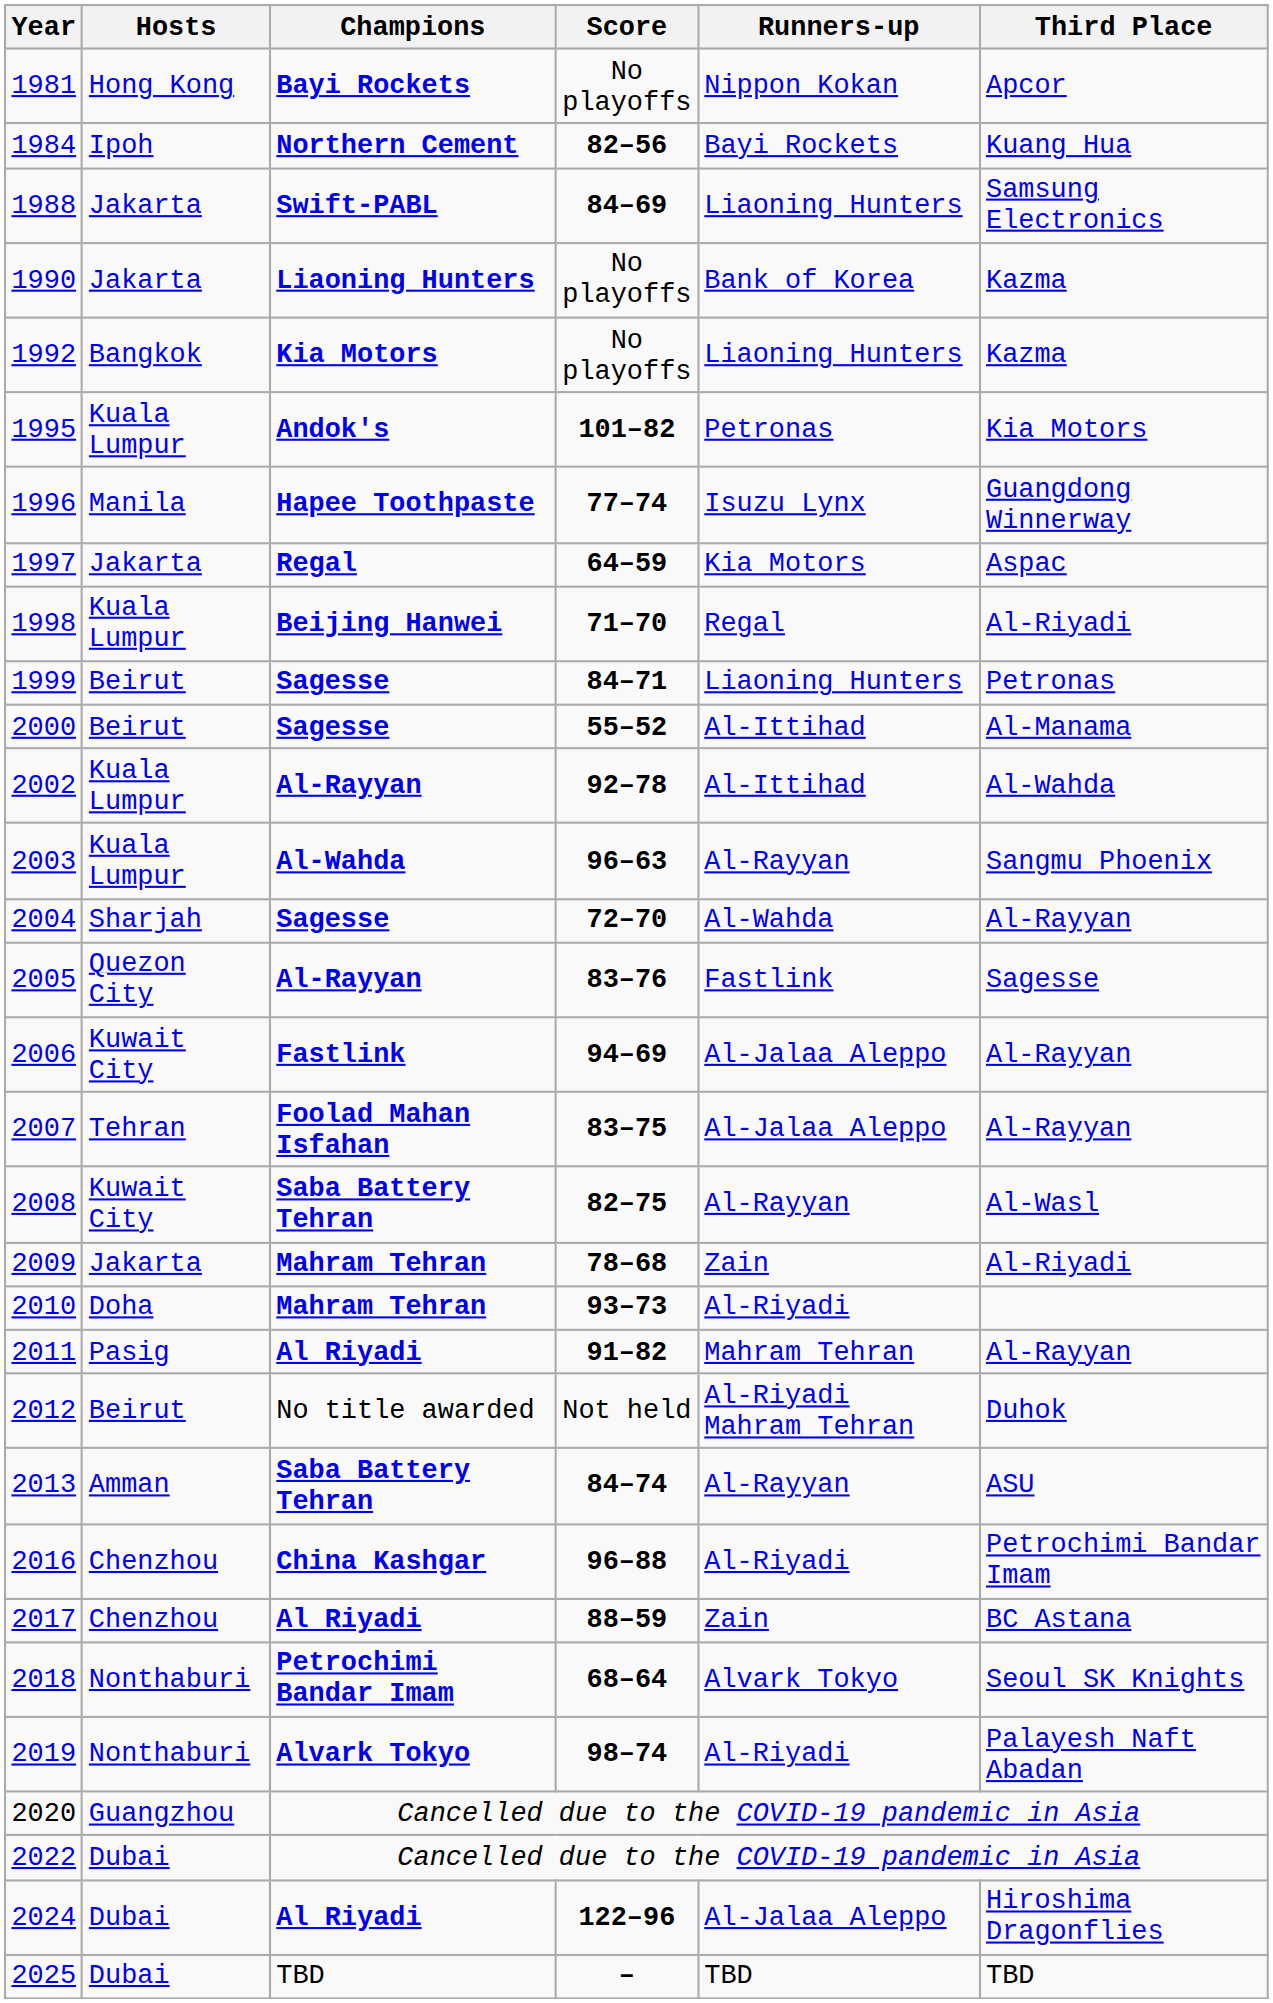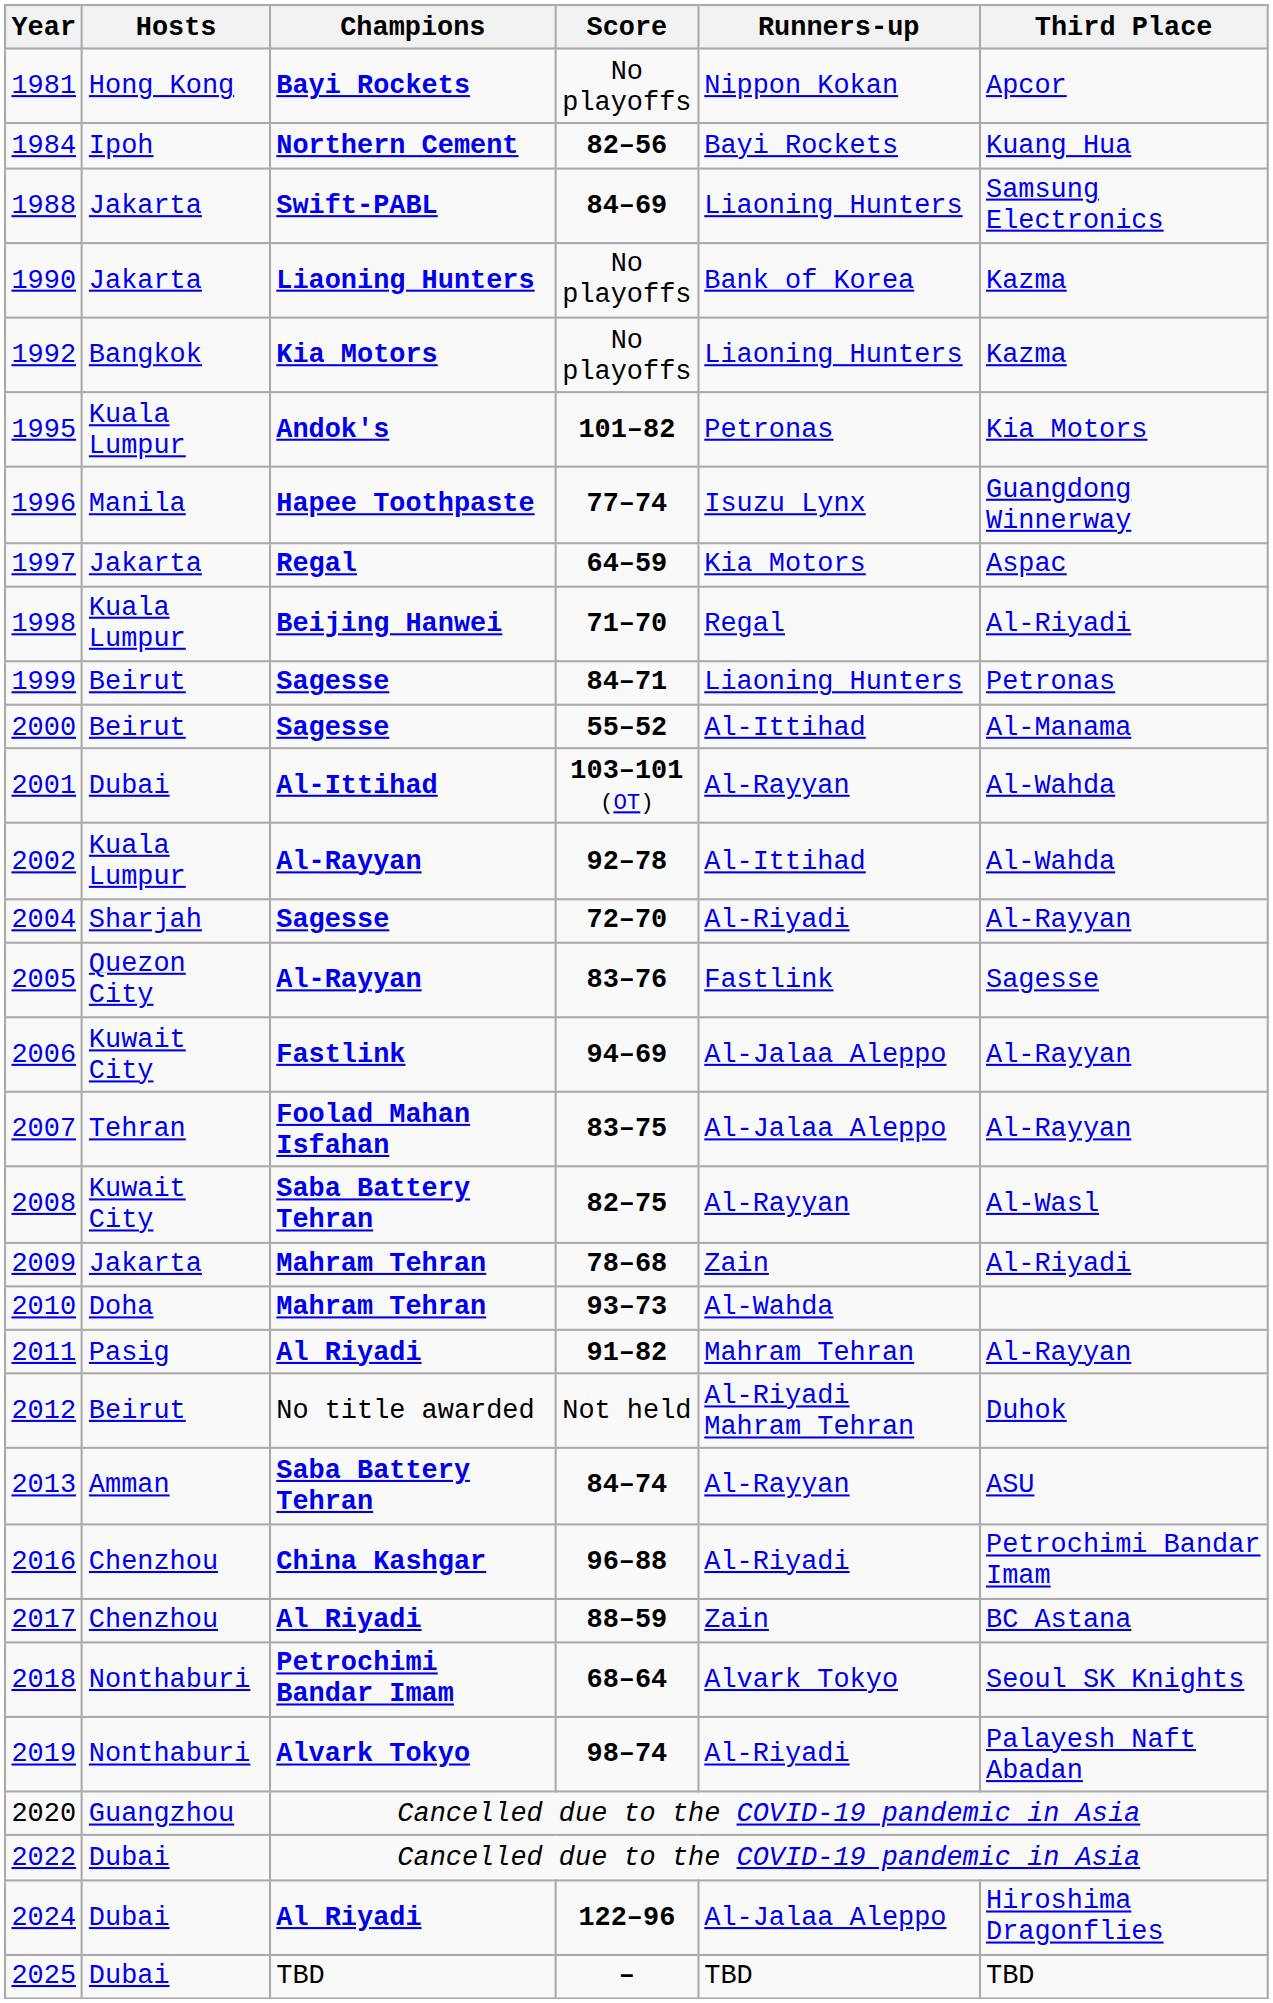+ row: (44, 786)
- row: (44, 861)
(769, 920) Al-Wahda -> (777, 920) Al-Riyadi
(777, 1308) Al-Riyadi -> (769, 1308) Al-Wahda
